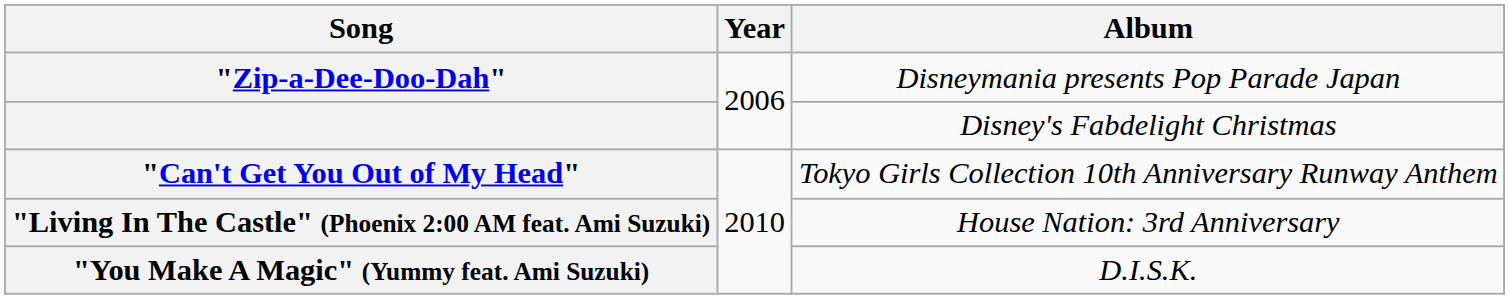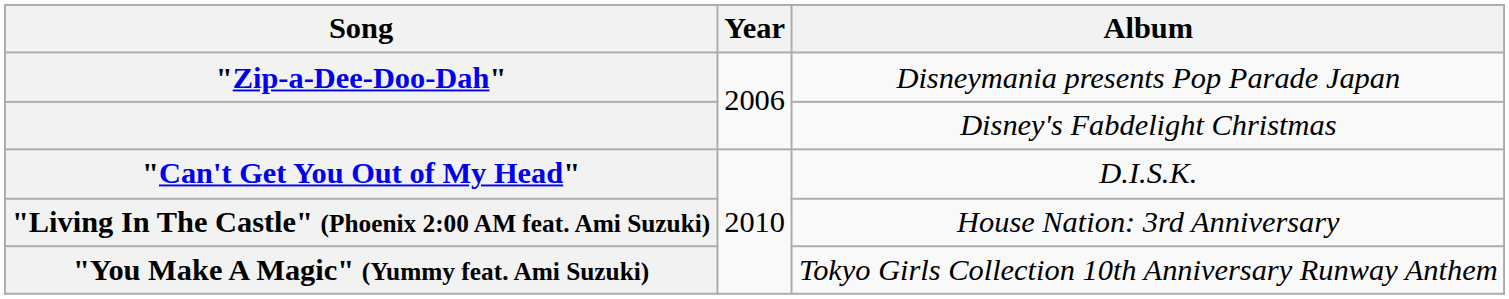(1148, 173) Tokyo Girls Collection 10th Anniversary Runway Anthem -> (1148, 173) D.I.S.K.
(1148, 269) D.I.S.K. -> (1148, 269) Tokyo Girls Collection 10th Anniversary Runway Anthem
